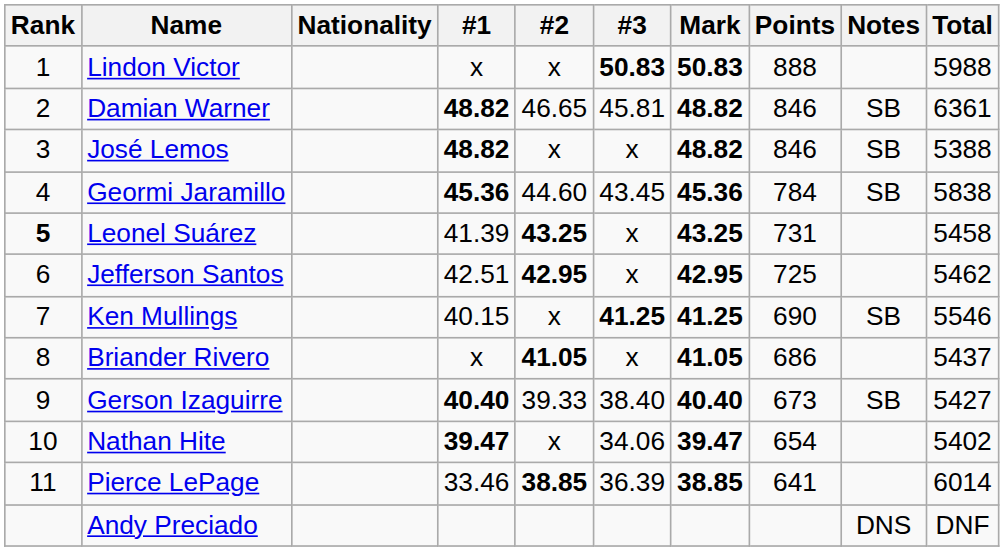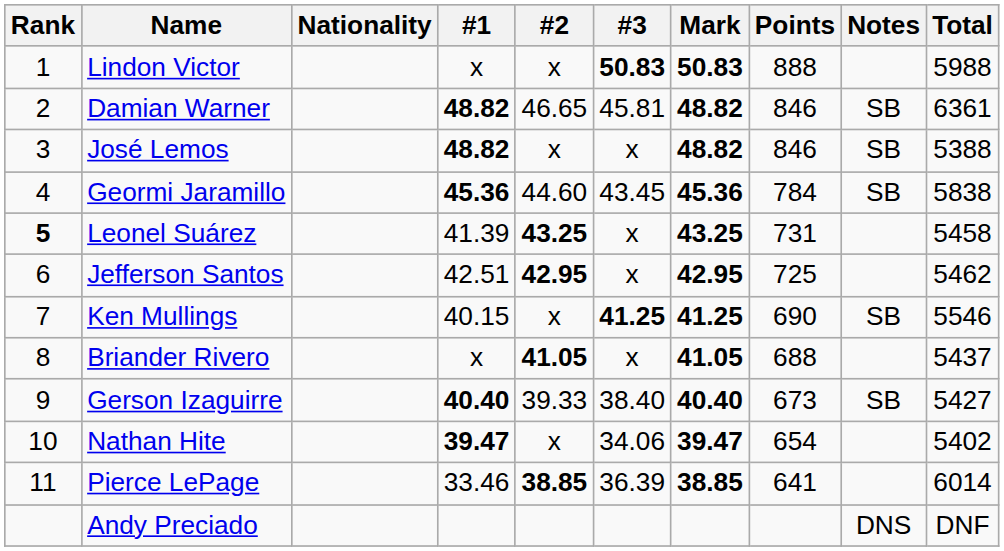(795, 358) 686 -> (795, 358) 688
